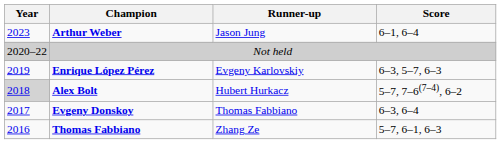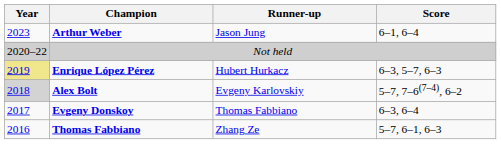(18, 70) no background -> (18, 70) khaki background
(260, 70) Evgeny Karlovskiy -> (252, 70) Hubert Hurkacz
(252, 90) Hubert Hurkacz -> (260, 90) Evgeny Karlovskiy
